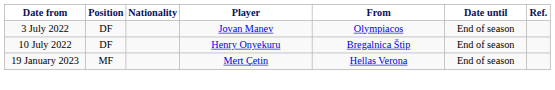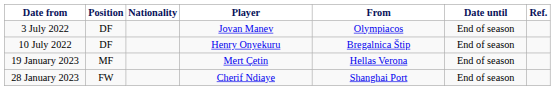+ row: (45, 77)
